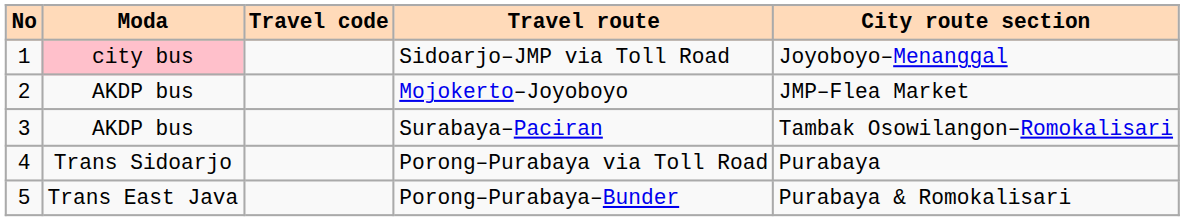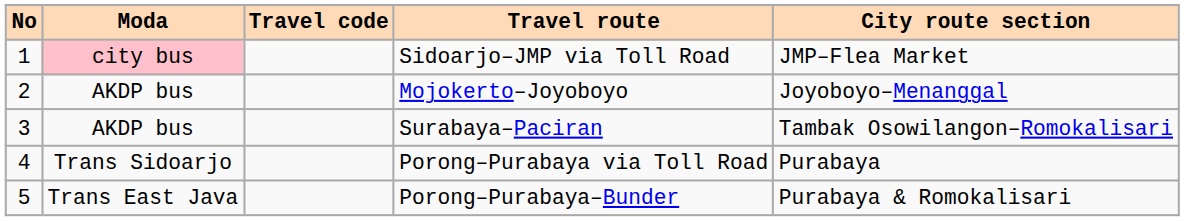(893, 58) Joyoboyo–Menanggal -> (874, 58) JMP–Flea Market
(874, 93) JMP–Flea Market -> (893, 93) Joyoboyo–Menanggal
